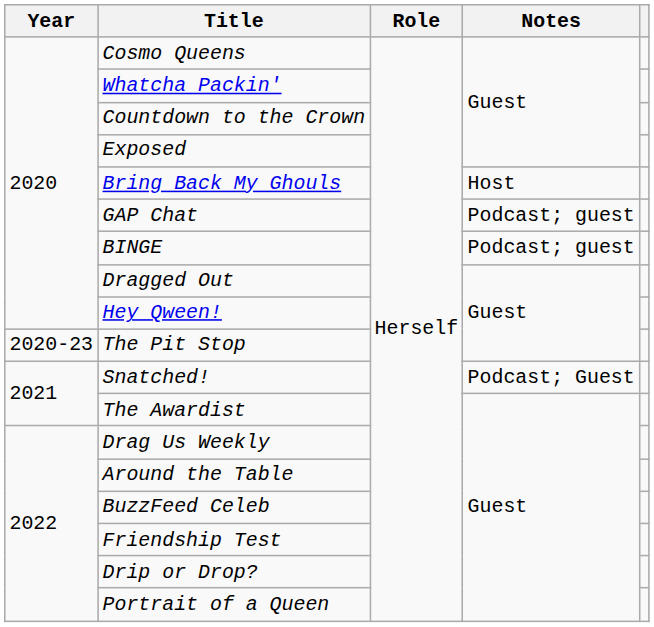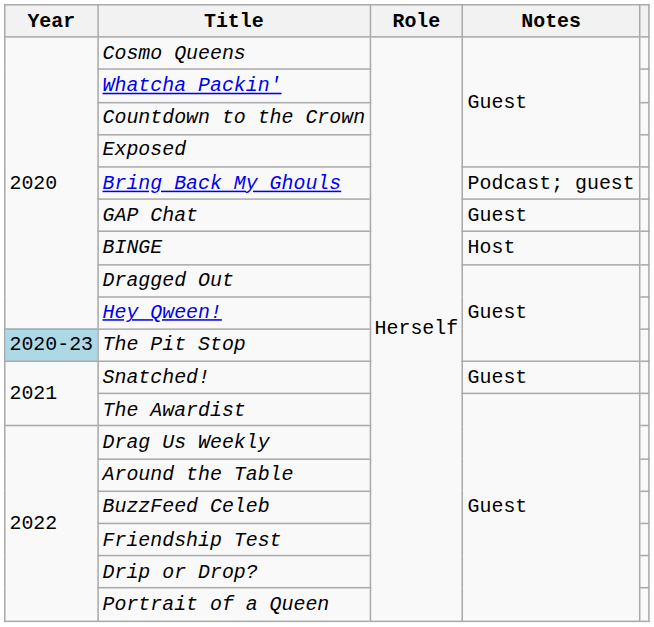(491, 183) Host -> (551, 183) Podcast; guest
(551, 215) Podcast; guest -> (497, 215) Guest
(551, 248) Podcast; guest -> (491, 248) Host
(51, 345) no background -> (51, 345) lightblue background
(551, 378) Podcast; Guest -> (497, 378) Guest
